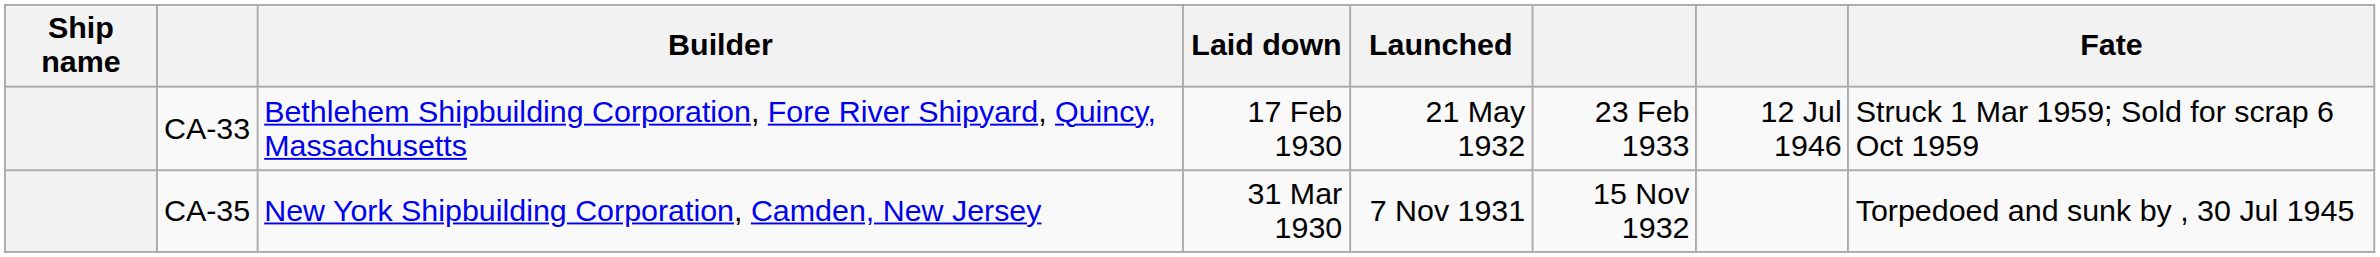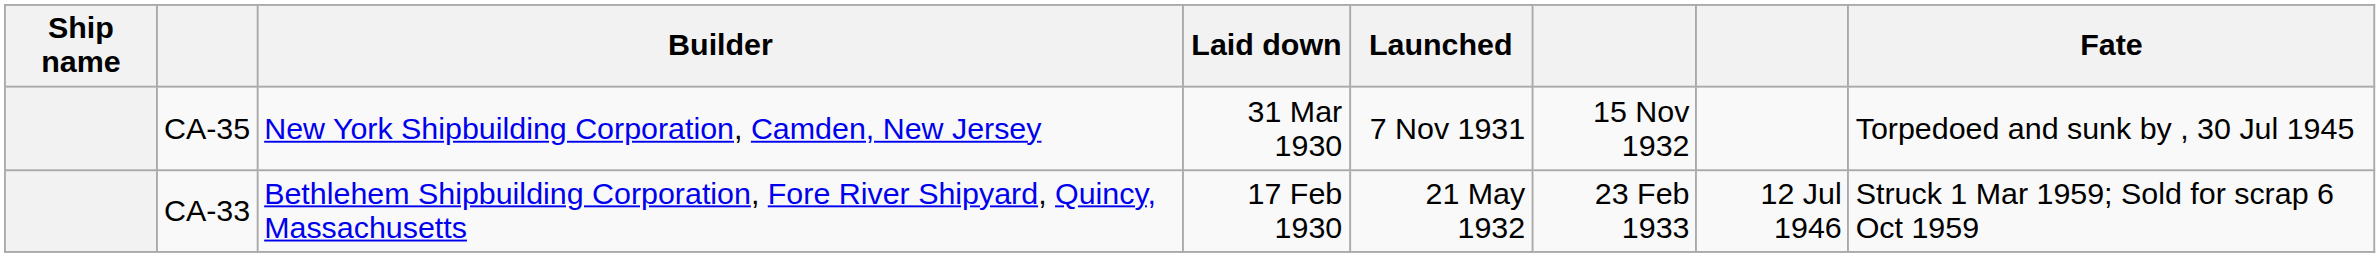rows swapped: (207, 128) <-> (207, 210)
